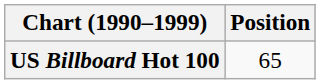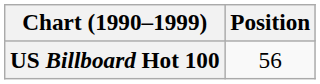(270, 59) 65 -> (270, 59) 56
